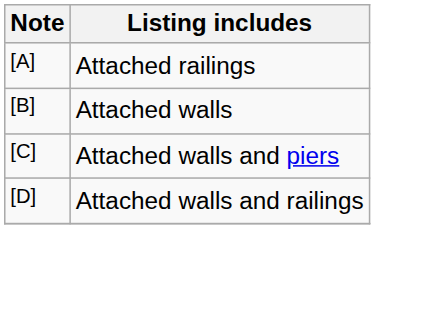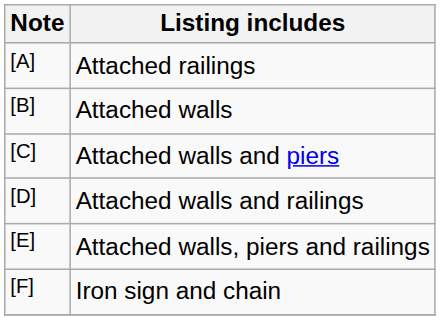+ row: (253, 246)
+ row: (178, 291)
